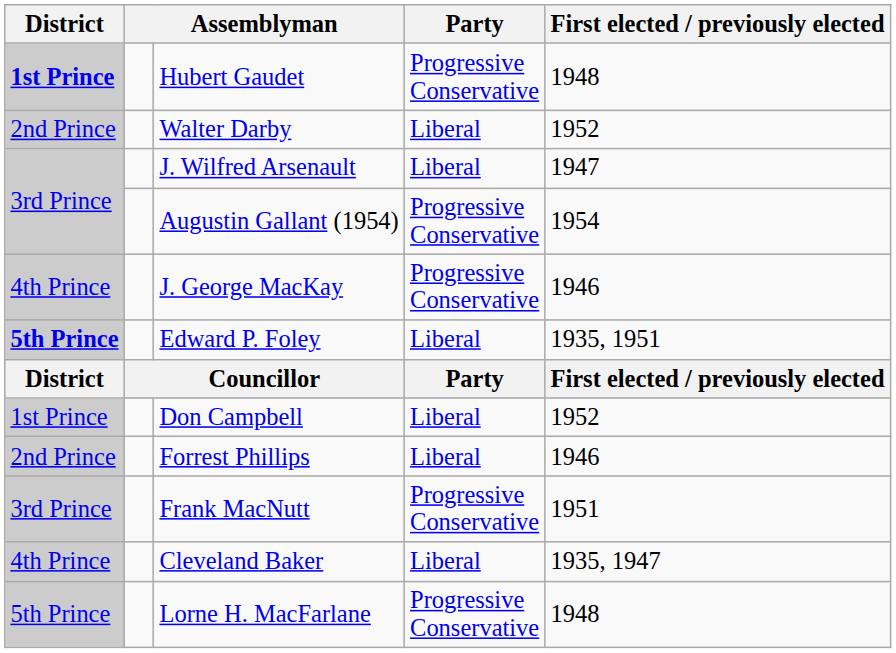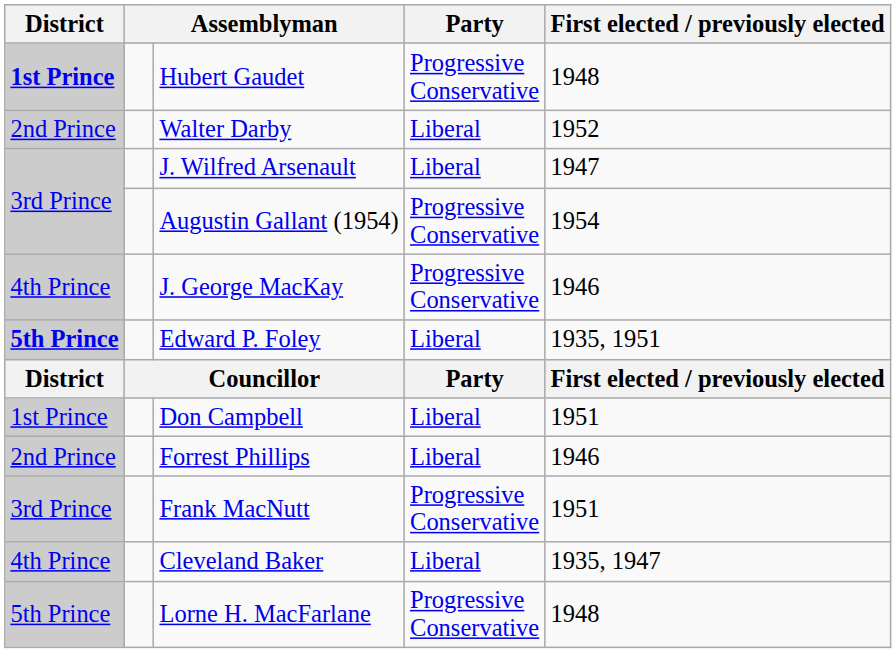(575, 417) 1952 -> (575, 417) 1951
